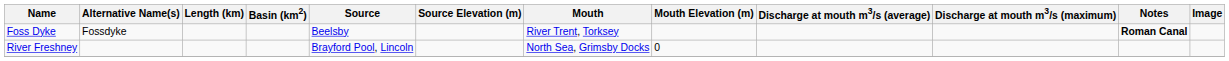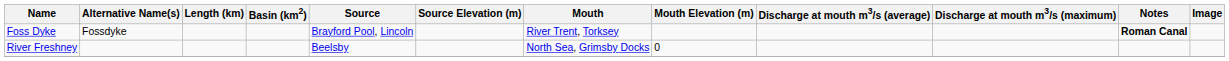(330, 32) Beelsby -> (362, 32) Brayford Pool, Lincoln
(362, 48) Brayford Pool, Lincoln -> (330, 48) Beelsby
